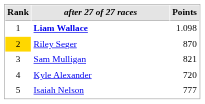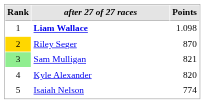(18, 59) no background -> (18, 59) lightgreen background
(190, 75) 720 -> (190, 75) 820
(190, 90) 777 -> (190, 90) 774
